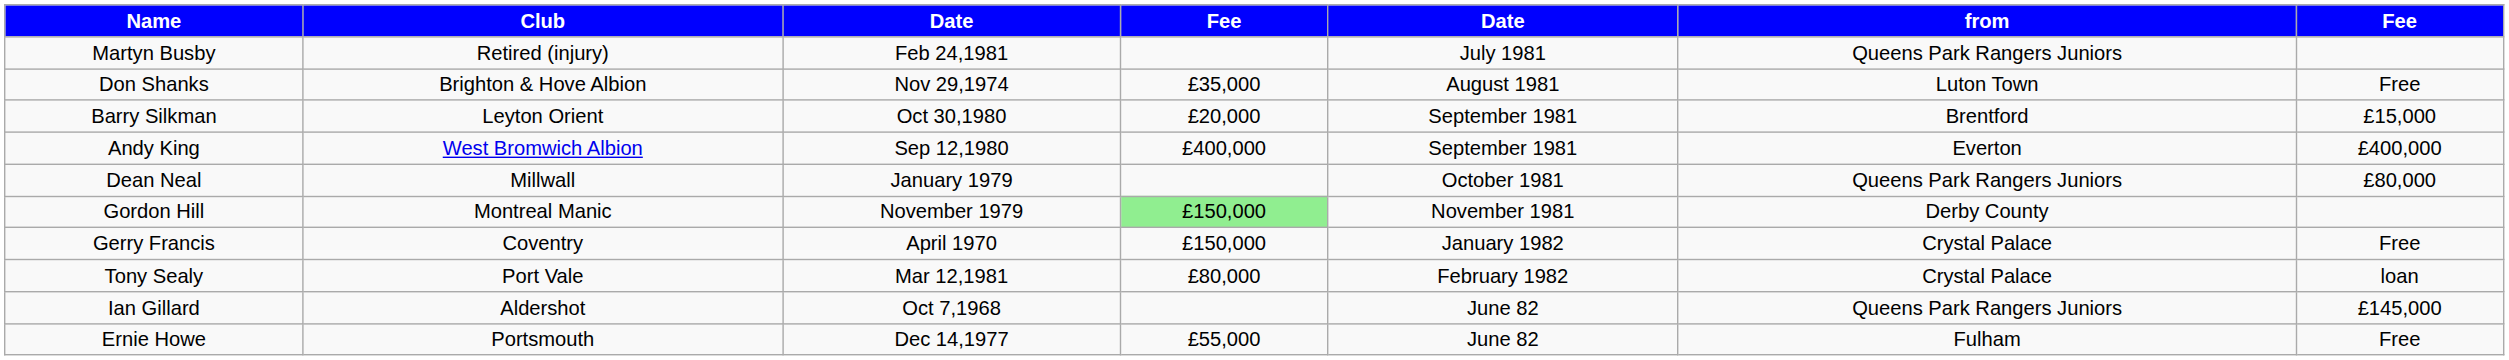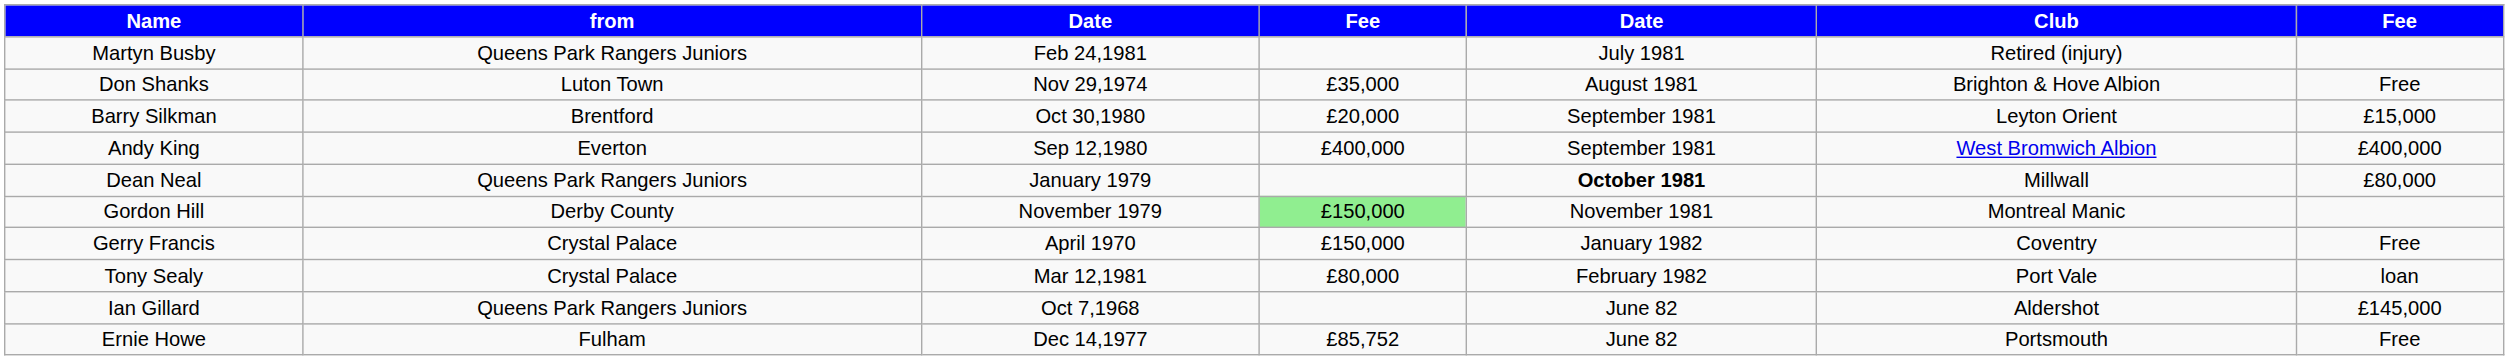columns swapped: (1987, 21) <-> (543, 21)
(1503, 180) normal -> (1641, 180) bold
(1224, 340) £55,000 -> (1363, 340) £85,752
